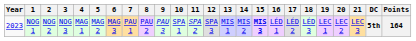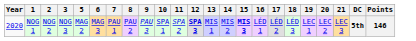- column: (82, 10)
(15, 26) 2023 -> (15, 26) 2020
(211, 26) normal -> (195, 26) bold
(396, 26) 164 -> (380, 26) 146
